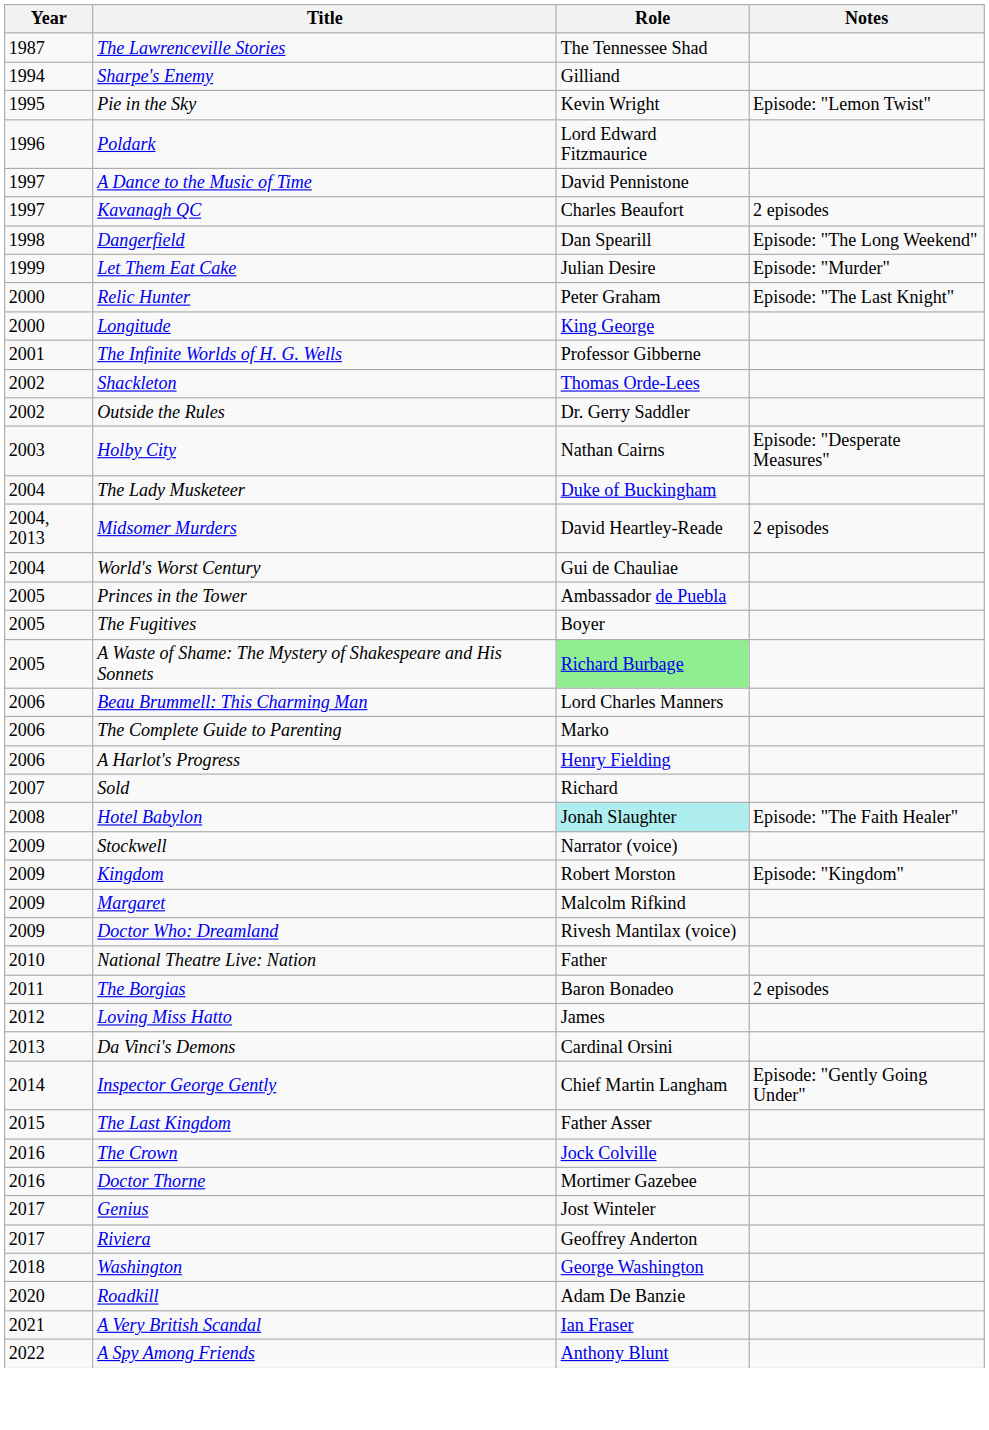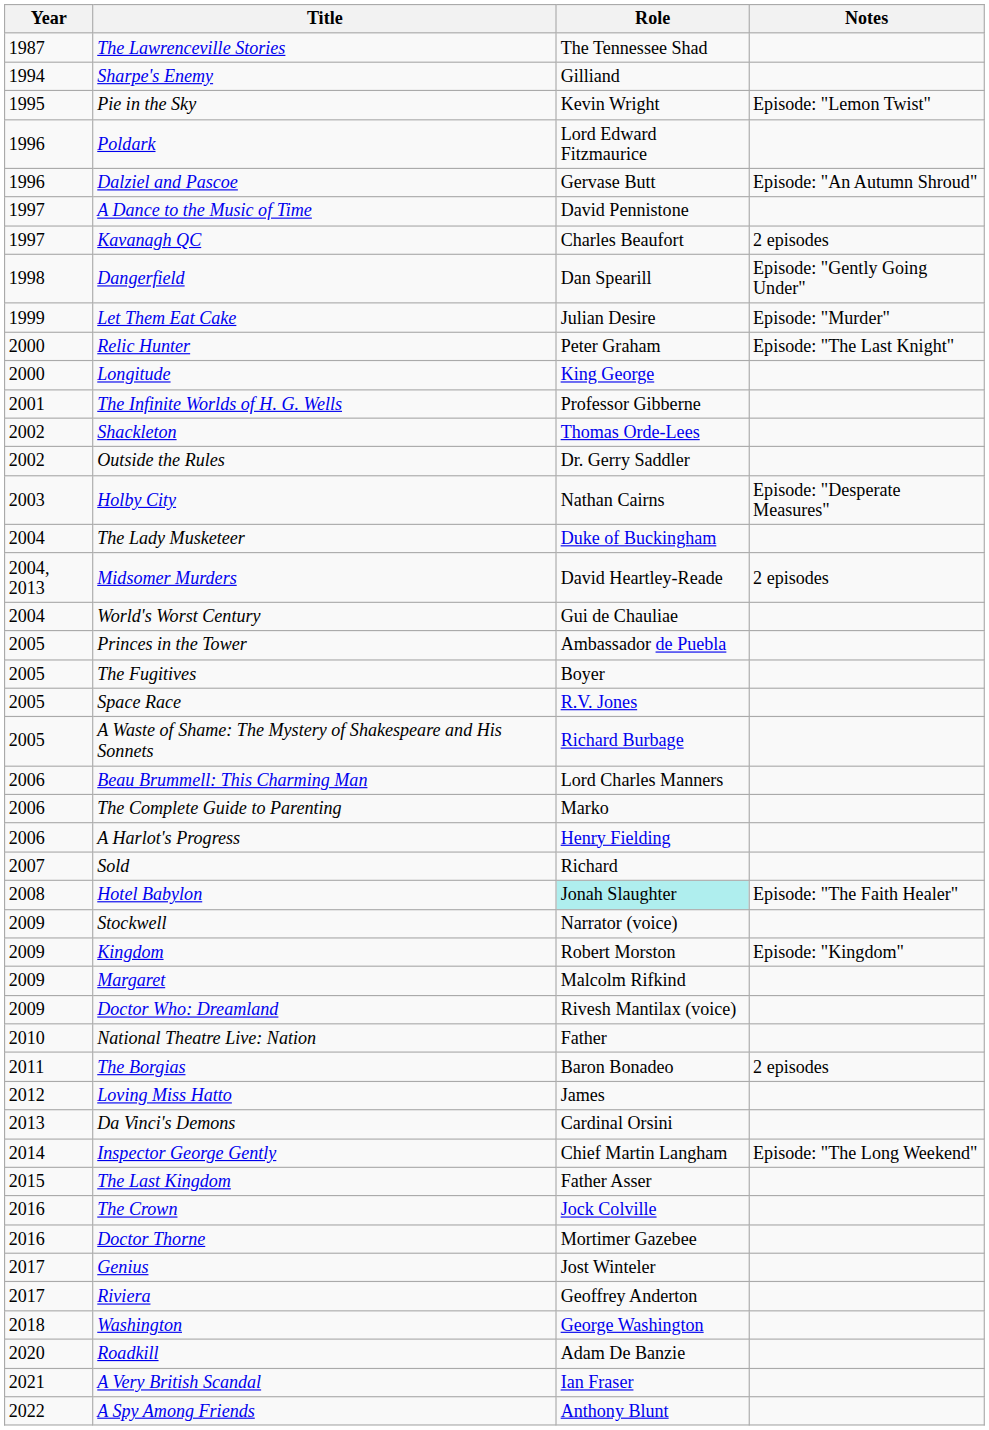+ row: (168, 182)
(865, 239) Episode: "The Long Weekend" -> (840, 278) Episode: "Gently Going Under"
+ row: (139, 702)
(622, 663) lightgreen background -> (622, 741) no background
(840, 1085) Episode: "Gently Going Under" -> (865, 1152) Episode: "The Long Weekend"
